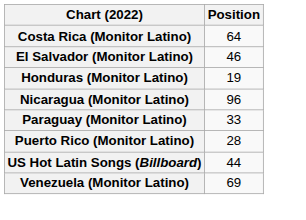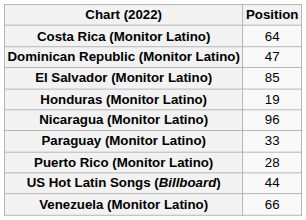+ row: (124, 57)
(234, 57) 46 -> (272, 78) 85
(234, 183) 69 -> (272, 204) 66
